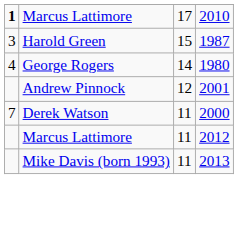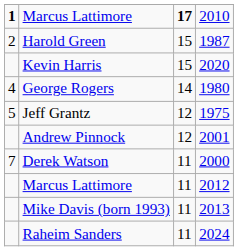(185, 16) normal -> (185, 16) bold
(12, 40) 3 -> (12, 40) 2
+ row: (62, 64)
+ row: (56, 112)
+ row: (72, 233)
